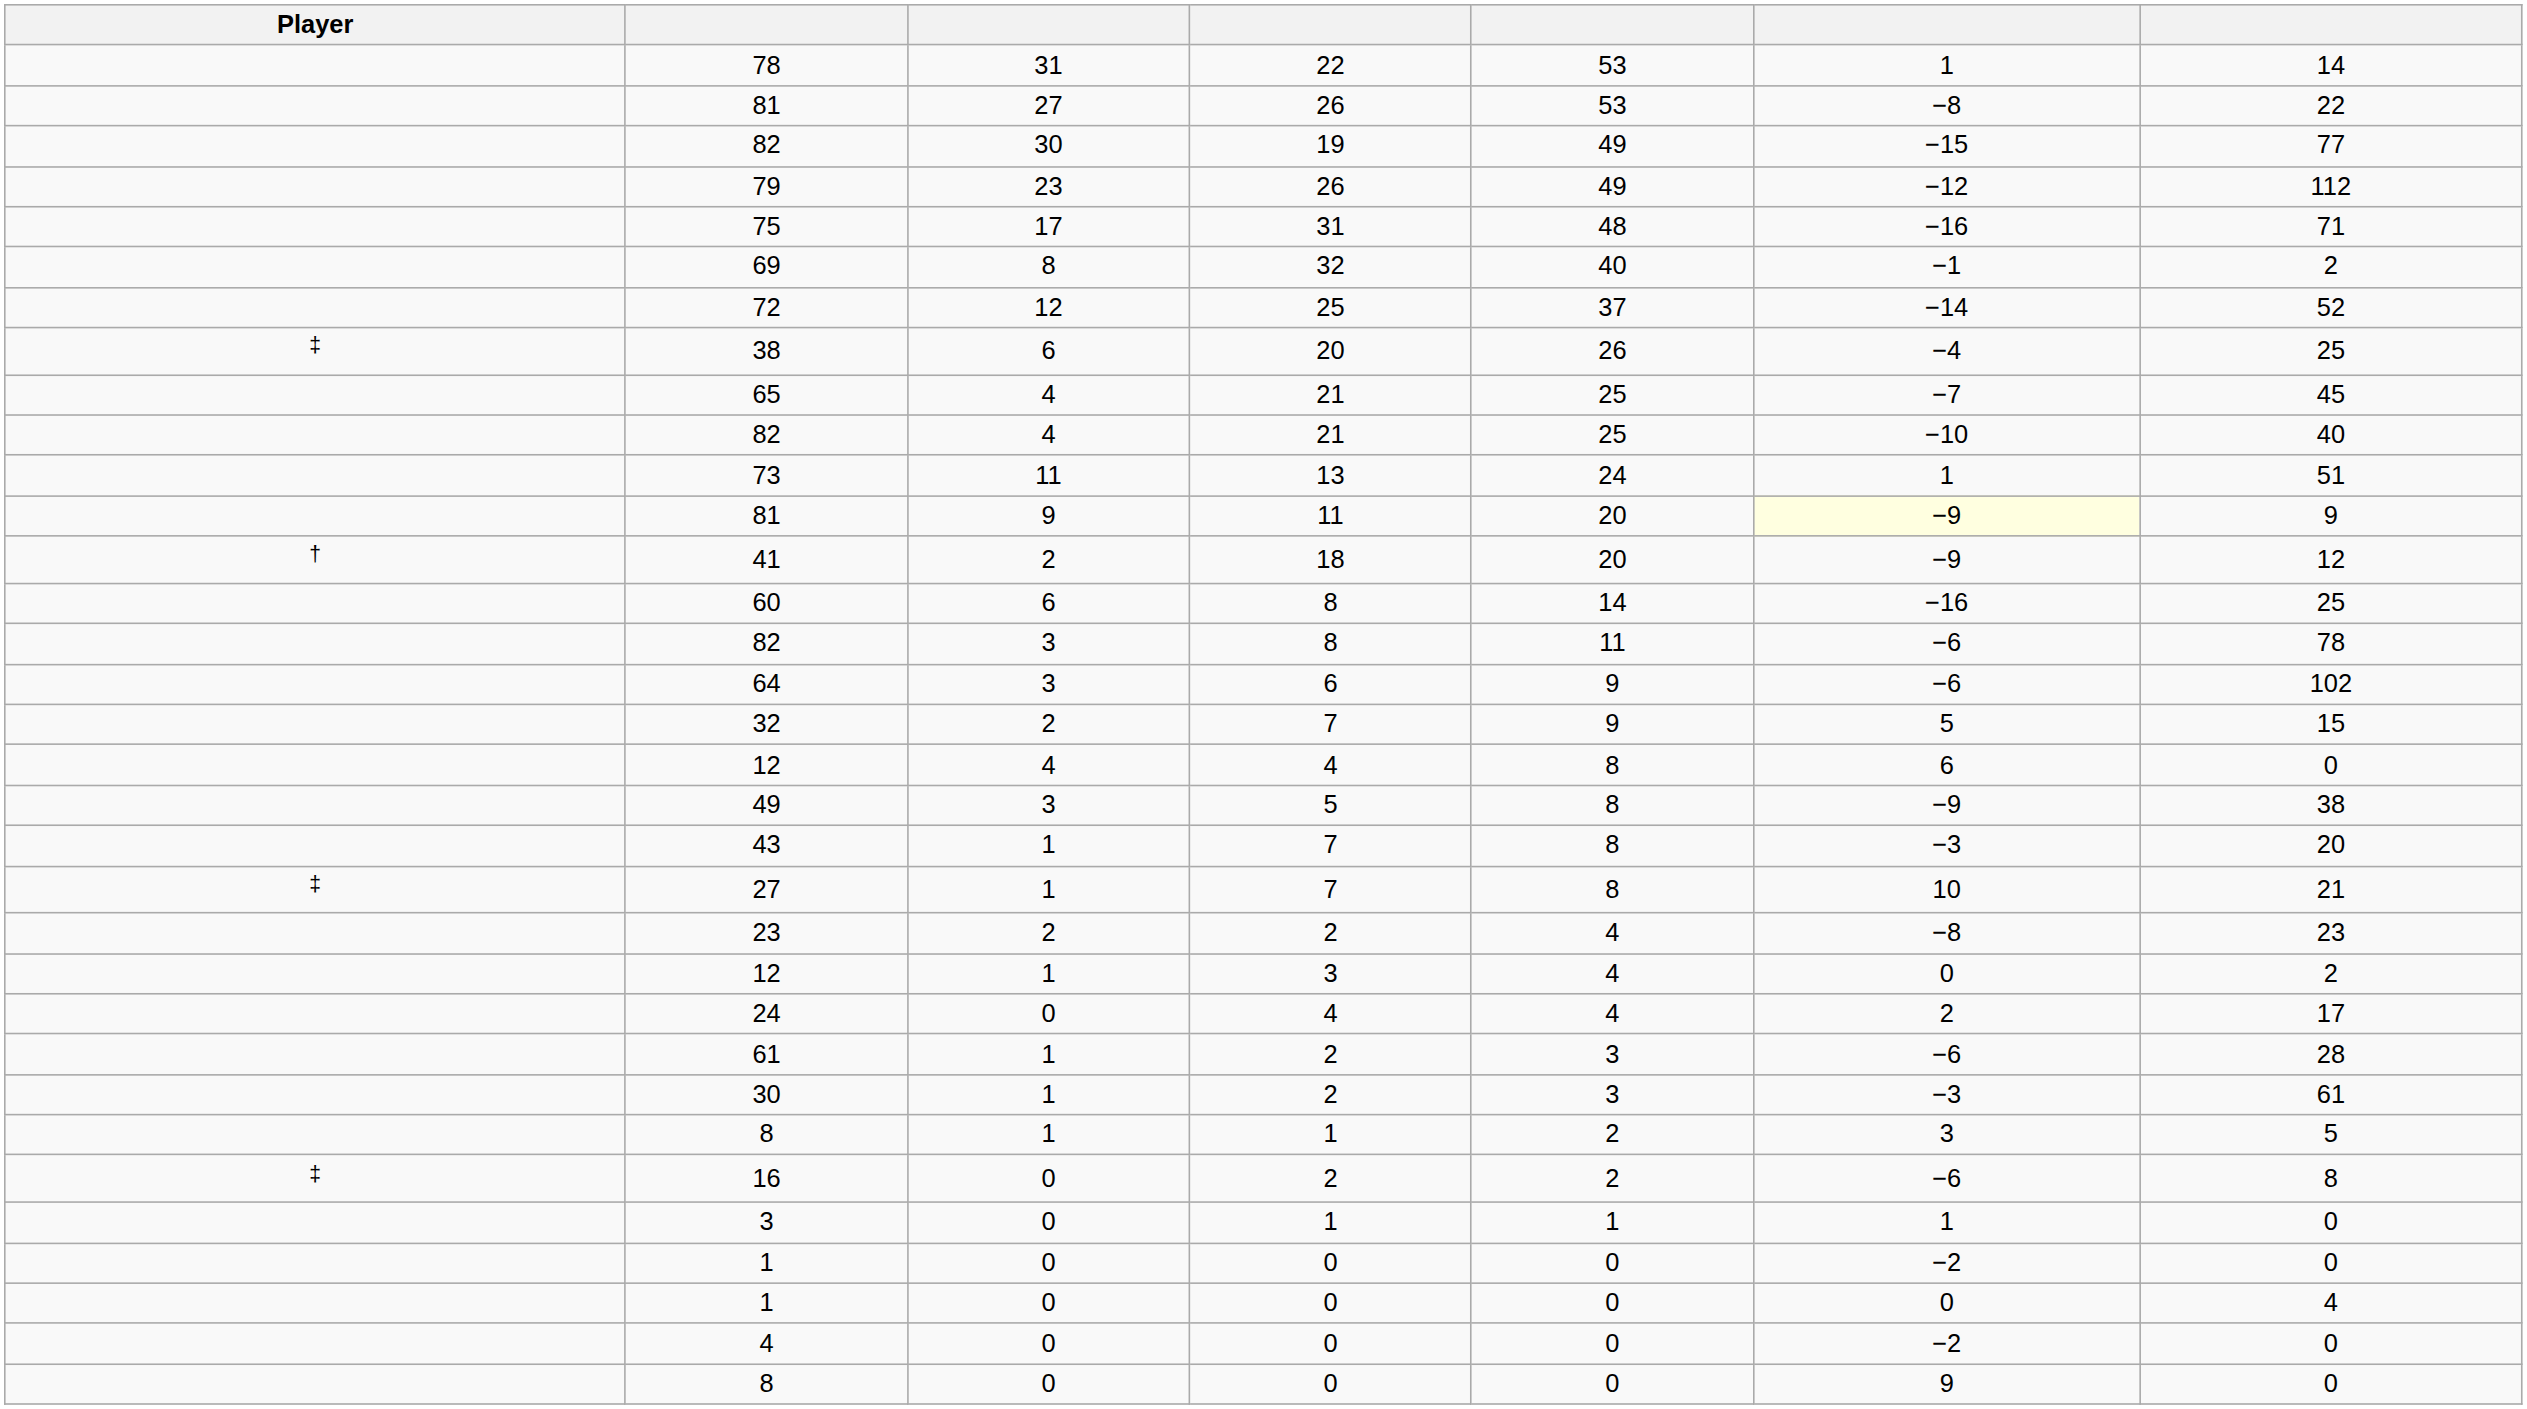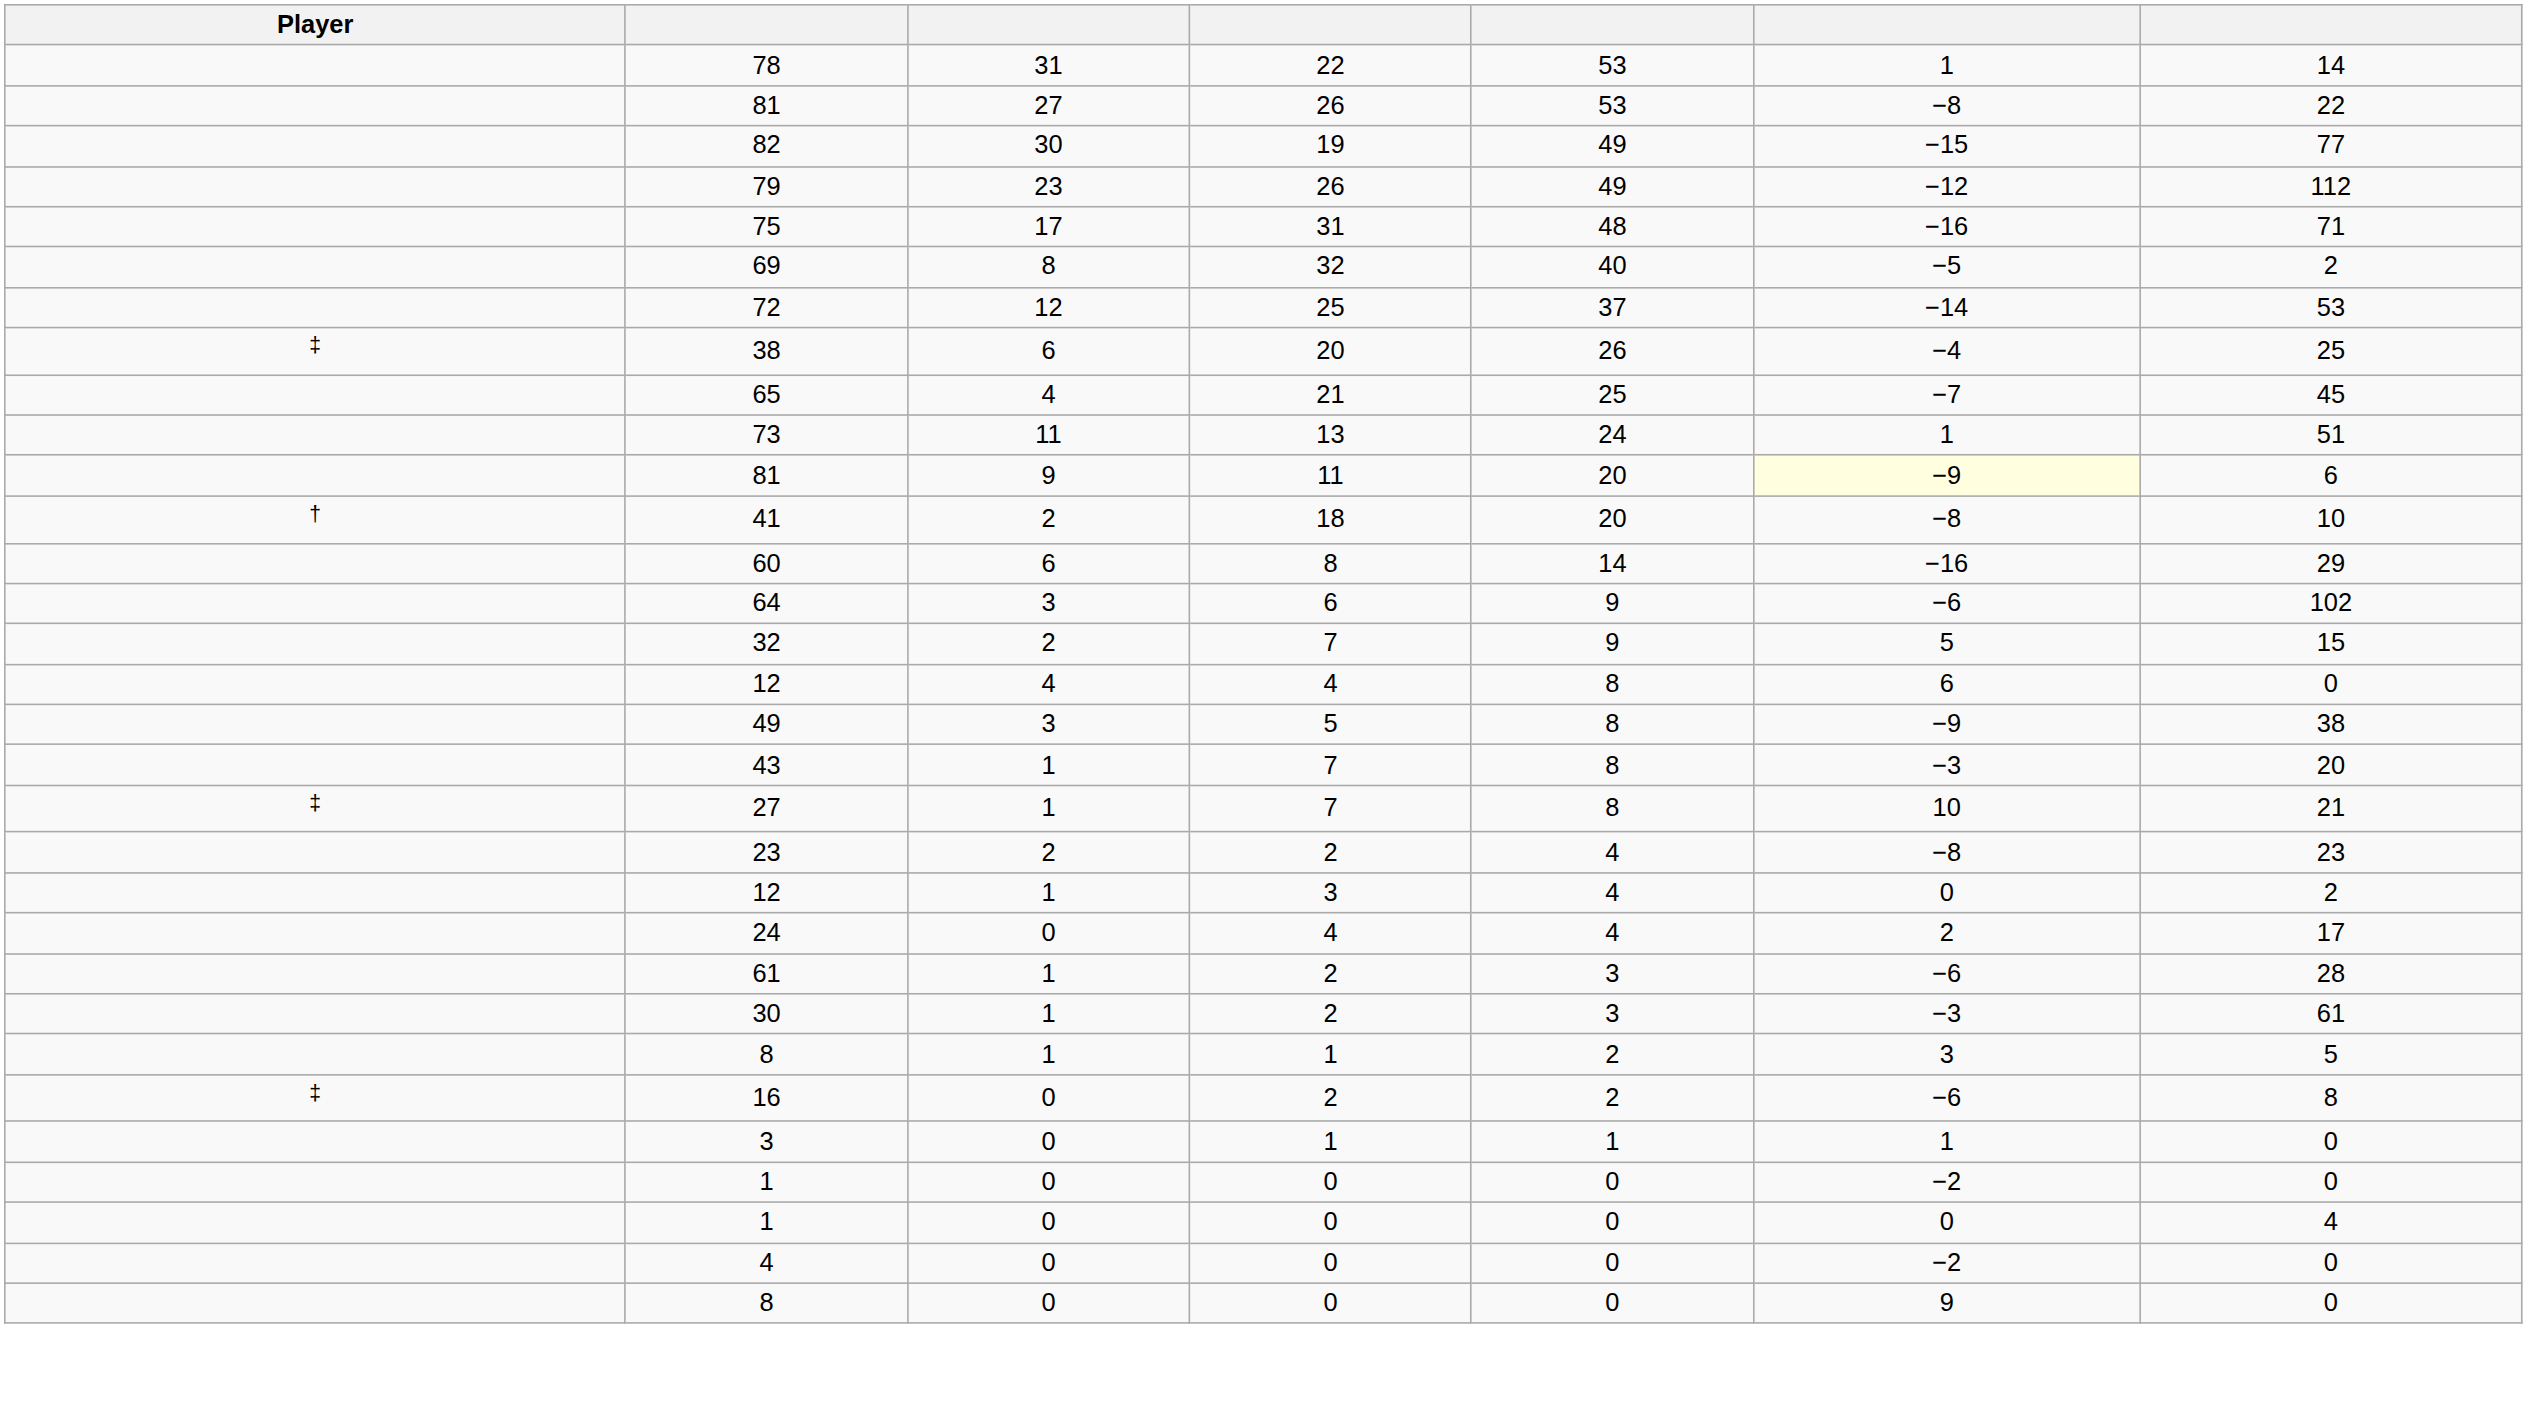(1947, 266) −1 -> (1947, 266) −5
(2331, 307) 52 -> (2331, 307) 53
- row: (767, 435)
(2331, 515) 9 -> (2331, 475) 6
(1947, 559) −9 -> (1947, 519) −8
(2331, 559) 12 -> (2331, 519) 10
(2331, 603) 25 -> (2331, 562) 29
- row: (767, 643)
